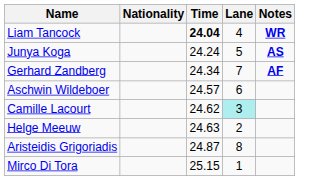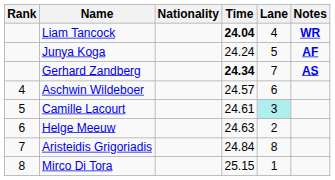+ column: (22, 14)
(275, 52) AS -> (310, 52) AF
(205, 71) normal -> (239, 71) bold
(275, 71) AF -> (310, 71) AS
(205, 109) 24.62 -> (239, 109) 24.61
(205, 147) 24.87 -> (239, 147) 24.84
